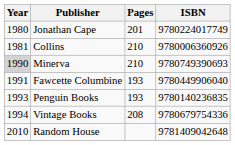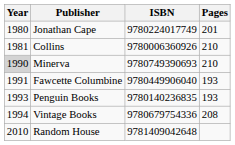columns swapped: (140, 13) <-> (193, 13)
